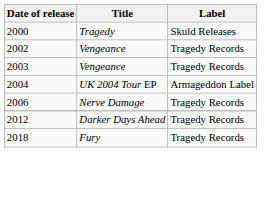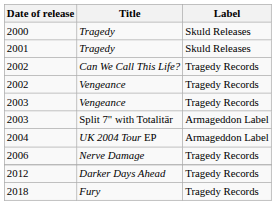+ row: (18, 49)
+ row: (18, 66)
+ row: (18, 120)
